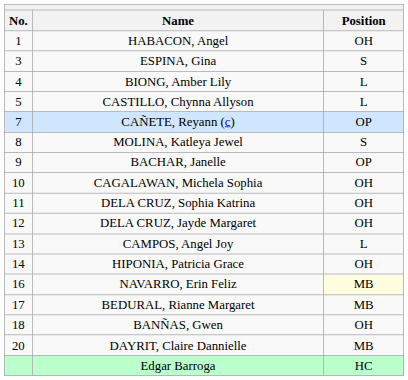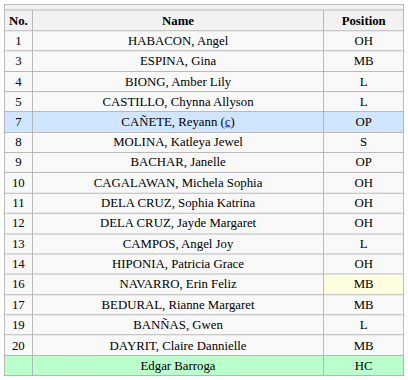(364, 61) S -> (364, 61) MB
(18, 325) 18 -> (18, 325) 19
(364, 325) OH -> (364, 325) L
